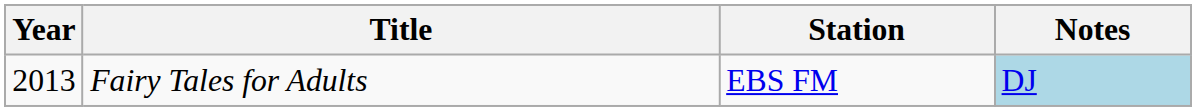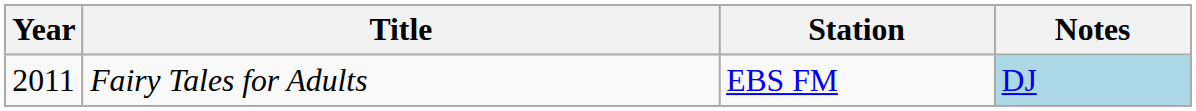(44, 79) 2013 -> (43, 79) 2011
